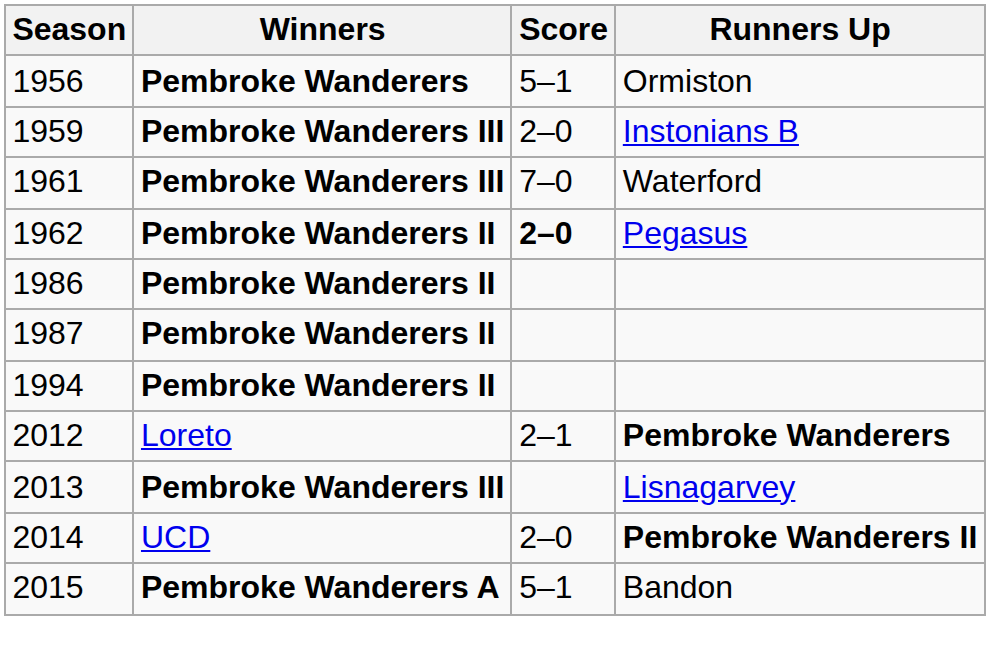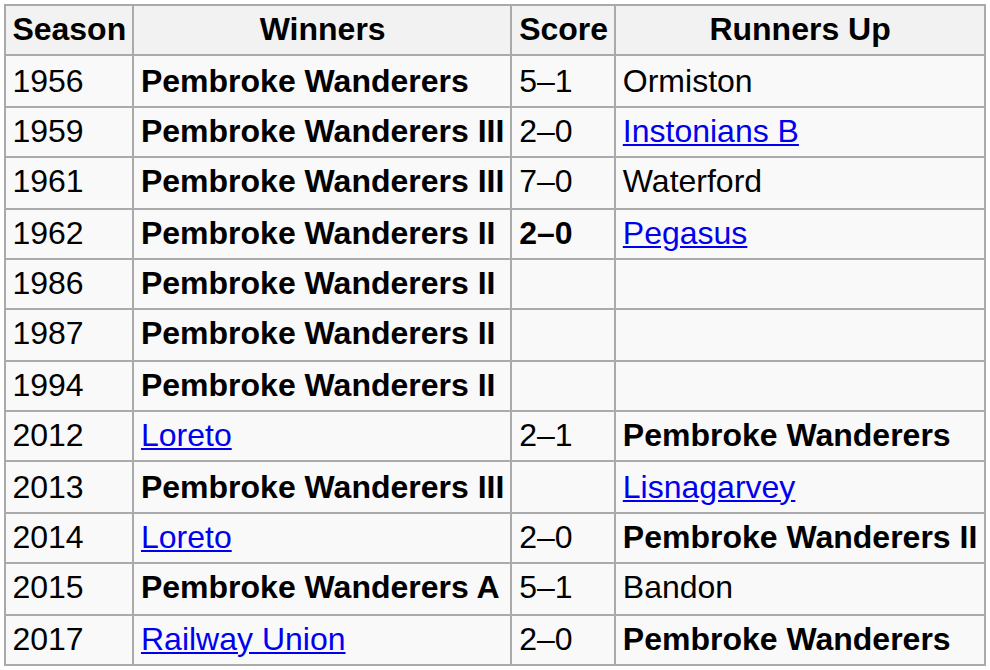(176, 537) UCD -> (186, 537) Loreto
+ row: (48, 638)
